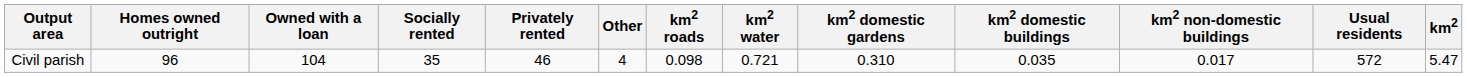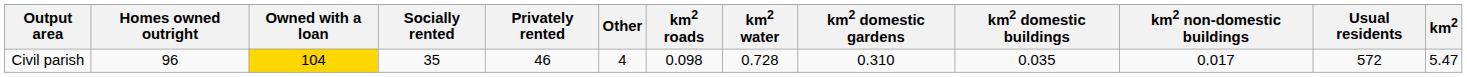(313, 60) no background -> (313, 60) gold background
(760, 60) 0.721 -> (760, 60) 0.728
